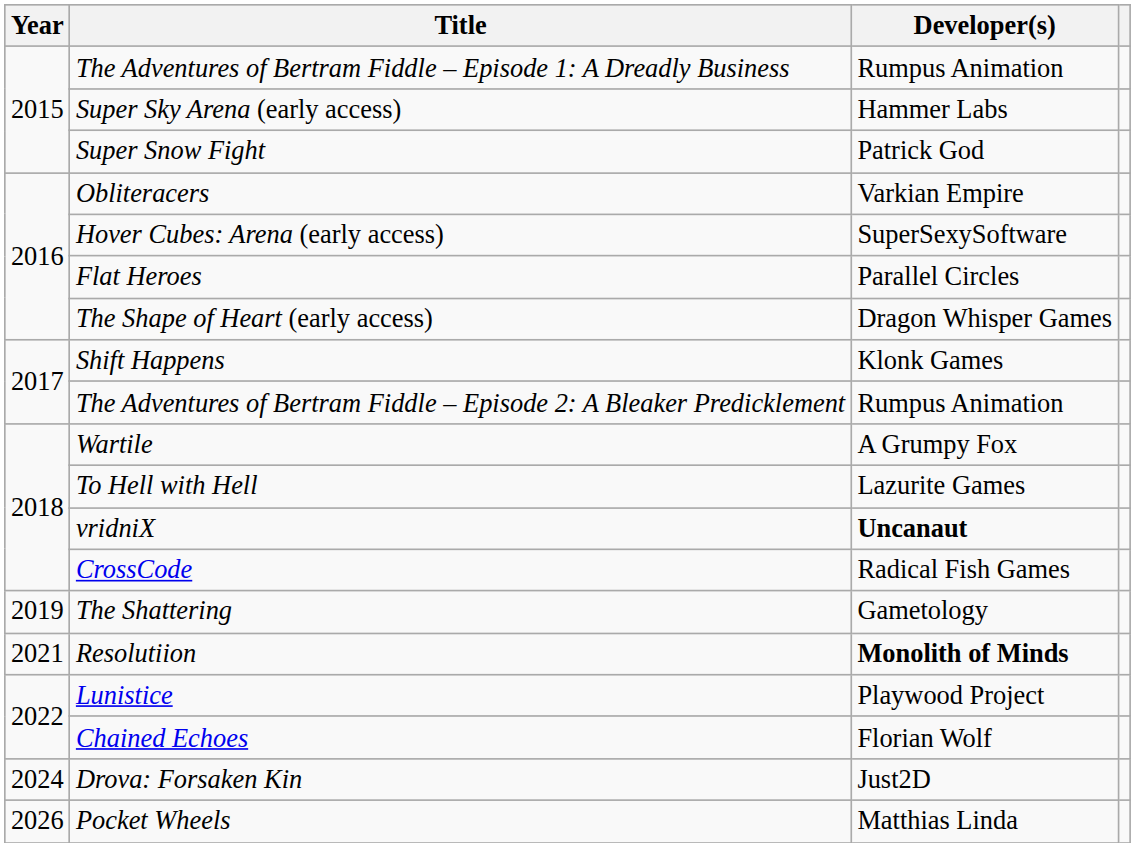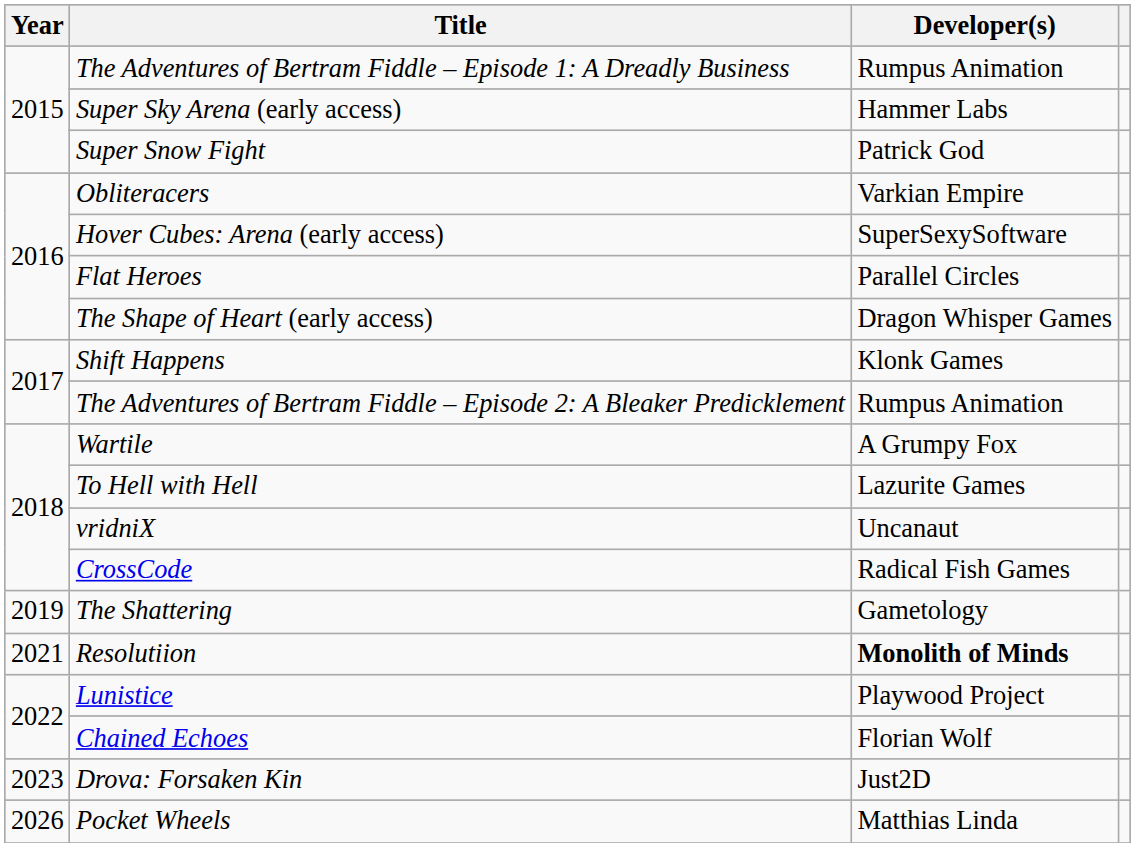(912, 527) bold -> (908, 527) normal
(37, 779) 2024 -> (37, 779) 2023
